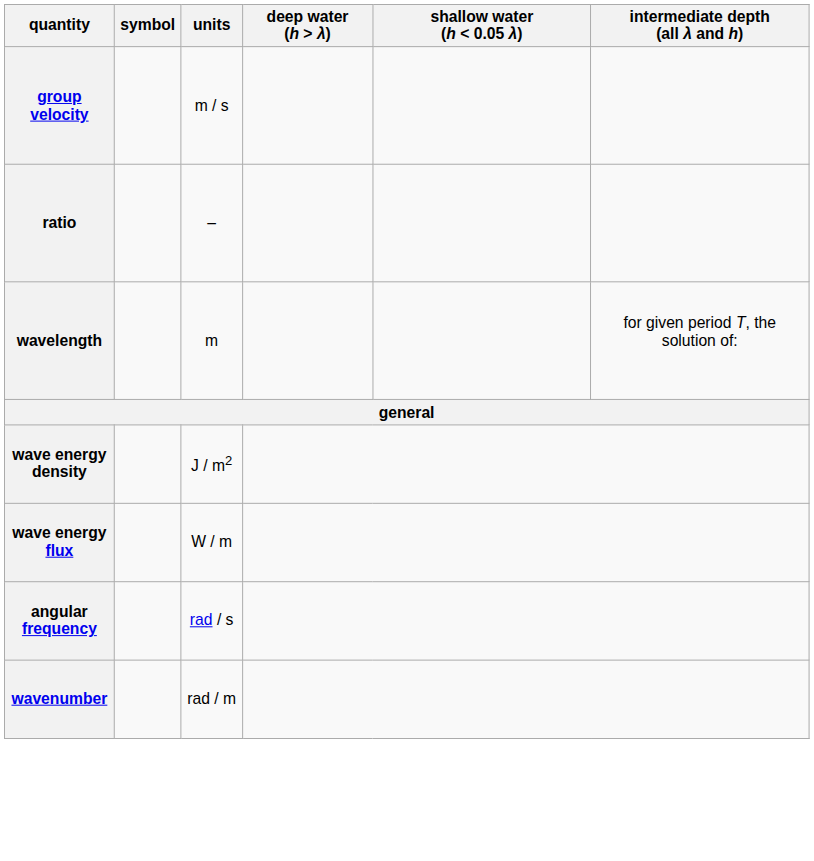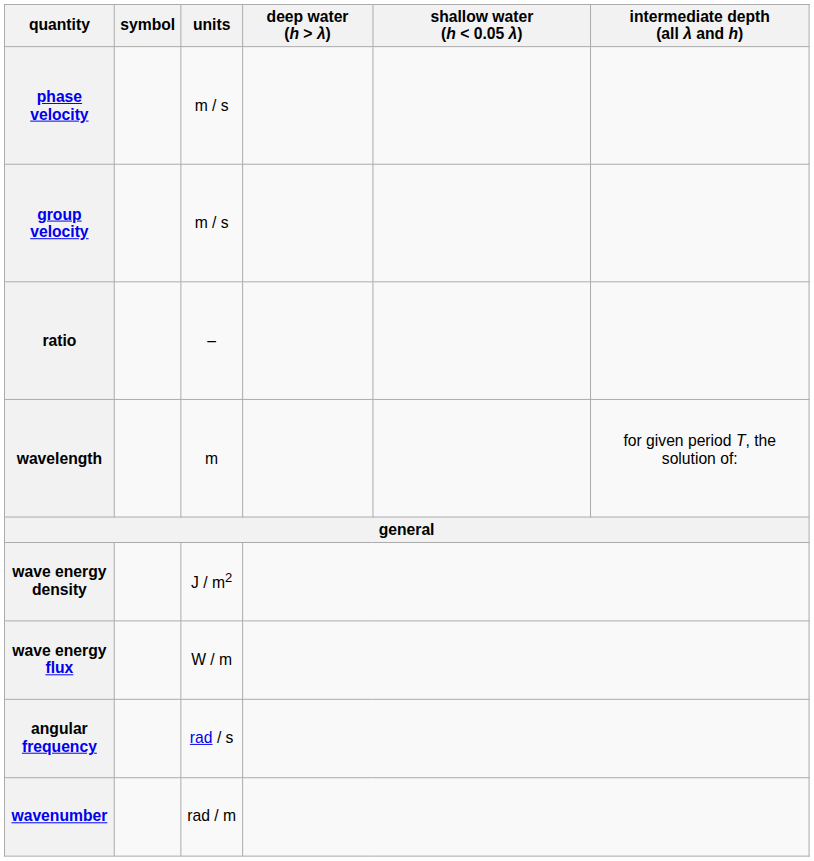+ row: (59, 105)
